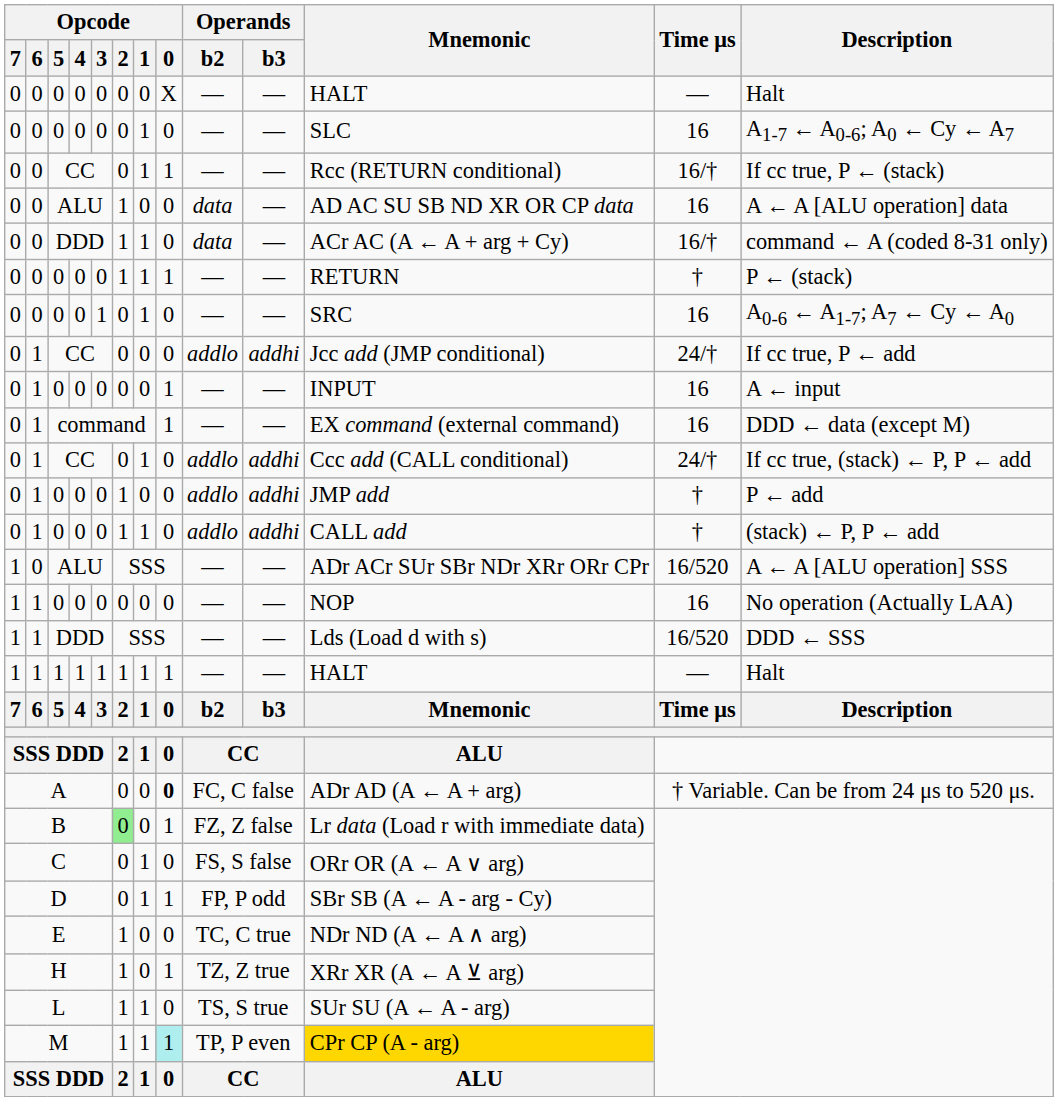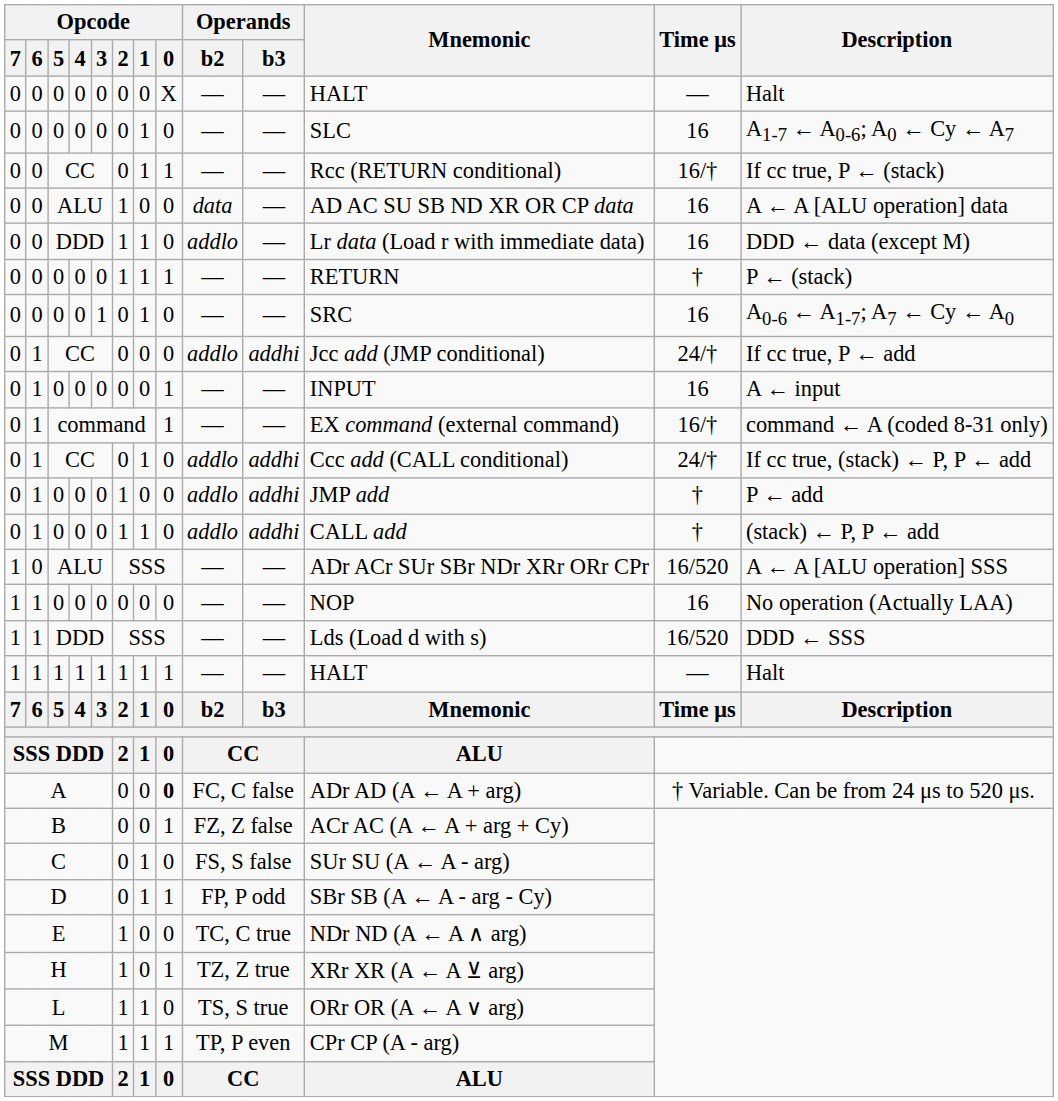(213, 241) data -> (213, 241) addlo
(439, 241) ACr AC (A ← A + arg + Cy) -> (477, 241) Lr data (Load r with immediate data)
(697, 241) 16/† -> (697, 241) 16
(897, 241) command ← A (coded 8-31 only) -> (858, 241) DDD ← data (except M)
(697, 424) 16 -> (697, 424) 16/†
(858, 424) DDD ← data (except M) -> (897, 424) command ← A (coded 8-31 only)
(123, 825) lightgreen background -> (123, 825) no background
(477, 825) Lr data (Load r with immediate data) -> (439, 825) ACr AC (A ← A + arg + Cy)
(417, 862) ORr OR (A ← A ∨ arg) -> (410, 861) SUr SU (A ← A - arg)
(410, 1007) SUr SU (A ← A - arg) -> (417, 1007) ORr OR (A ← A ∨ arg)
(169, 1043) paleturquoise background -> (169, 1043) no background
(384, 1043) gold background -> (384, 1043) no background
